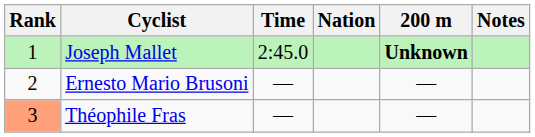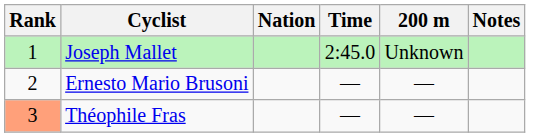columns swapped: (346, 20) <-> (283, 20)
(426, 52) bold -> (424, 52) normal
